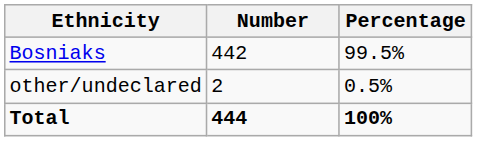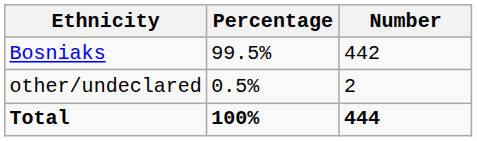columns swapped: (273, 21) <-> (406, 21)
